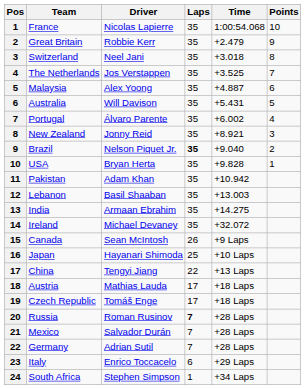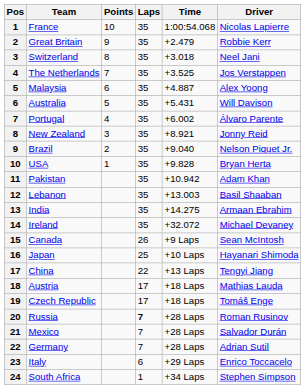columns swapped: (143, 12) <-> (284, 12)
(193, 149) bold -> (143, 149) normal
